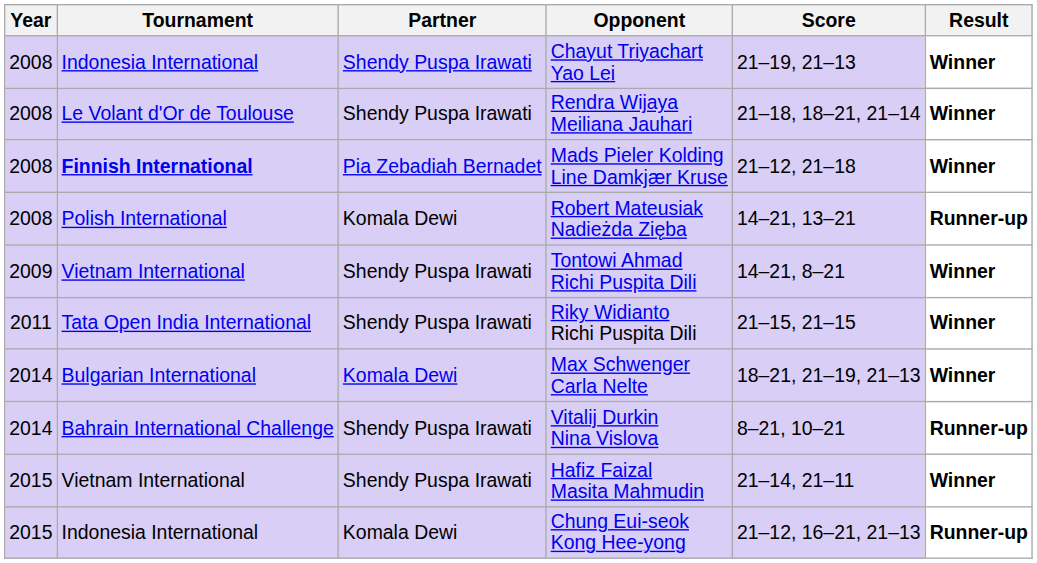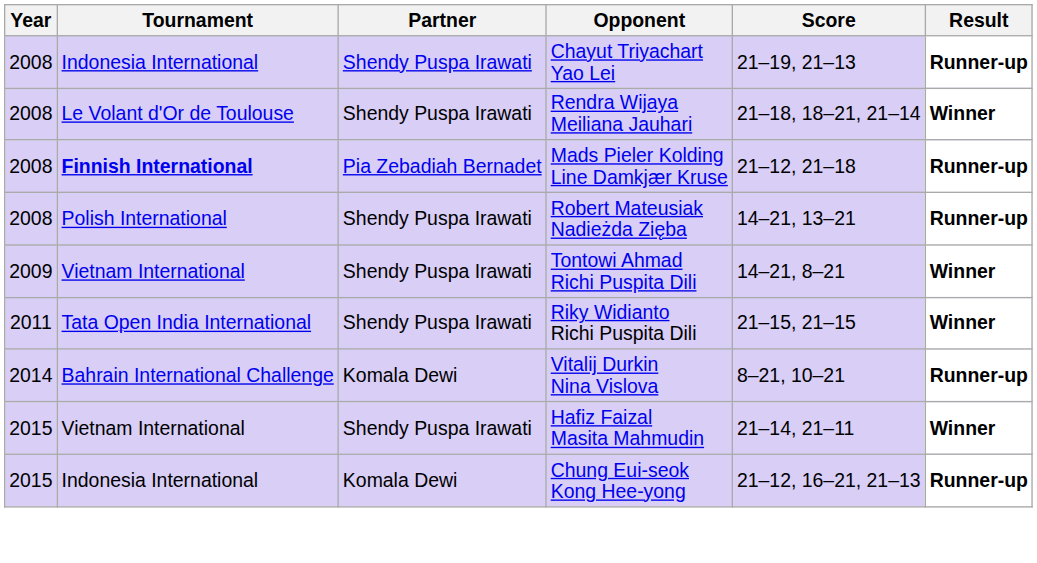(963, 62) Winner -> (979, 62) Runner-up
(963, 167) Winner -> (979, 167) Runner-up
(400, 219) Komala Dewi -> (437, 219) Shendy Puspa Irawati
- row: (620, 376)
(437, 428) Shendy Puspa Irawati -> (400, 376) Komala Dewi
